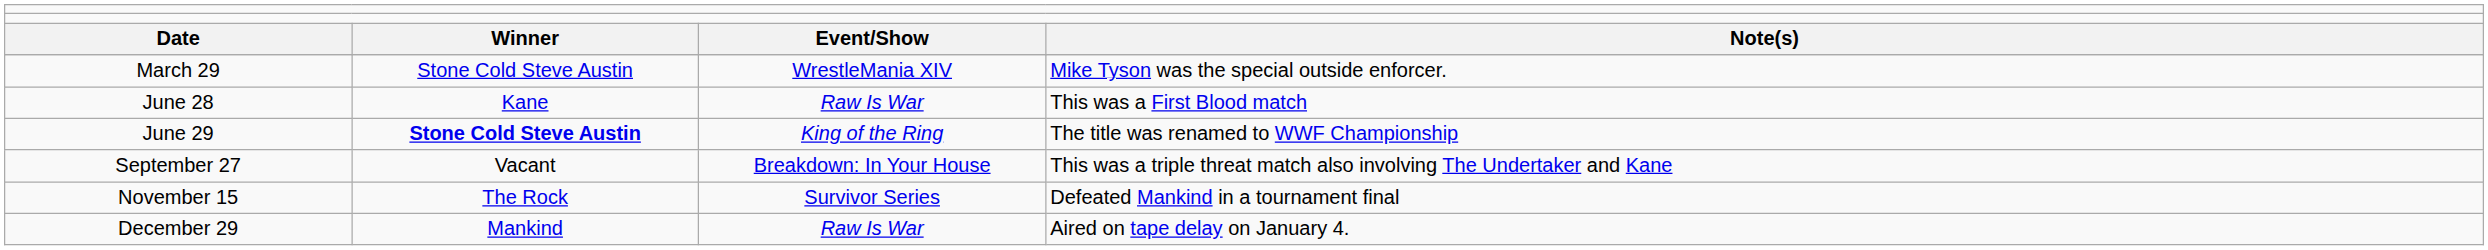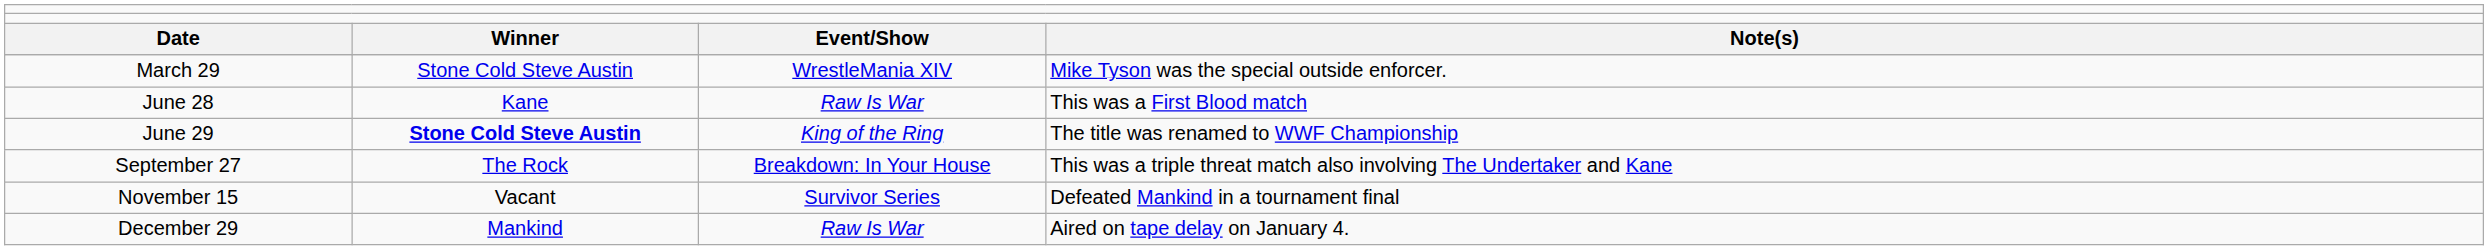(525, 165) Vacant -> (525, 165) The Rock
(525, 197) The Rock -> (525, 197) Vacant
